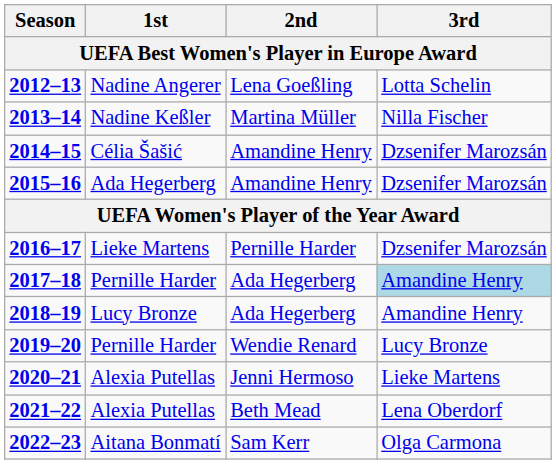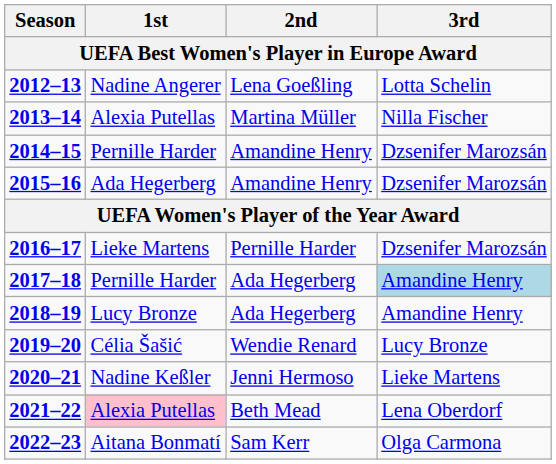(150, 118) Nadine Keßler -> (153, 118) Alexia Putellas
(136, 150) Célia Šašić -> (153, 150) Pernille Harder
(153, 345) Pernille Harder -> (136, 345) Célia Šašić
(153, 378) Alexia Putellas -> (150, 378) Nadine Keßler
(153, 410) no background -> (153, 410) pink background
